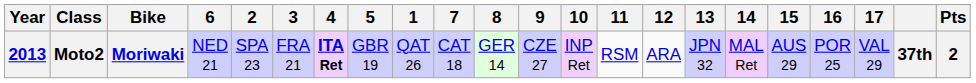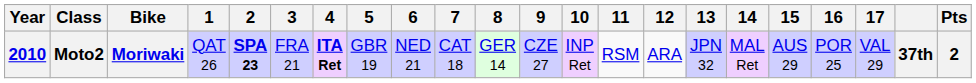columns swapped: (413, 17) <-> (210, 17)
(27, 54) 2013 -> (27, 54) 2010
(252, 54) normal -> (250, 54) bold
